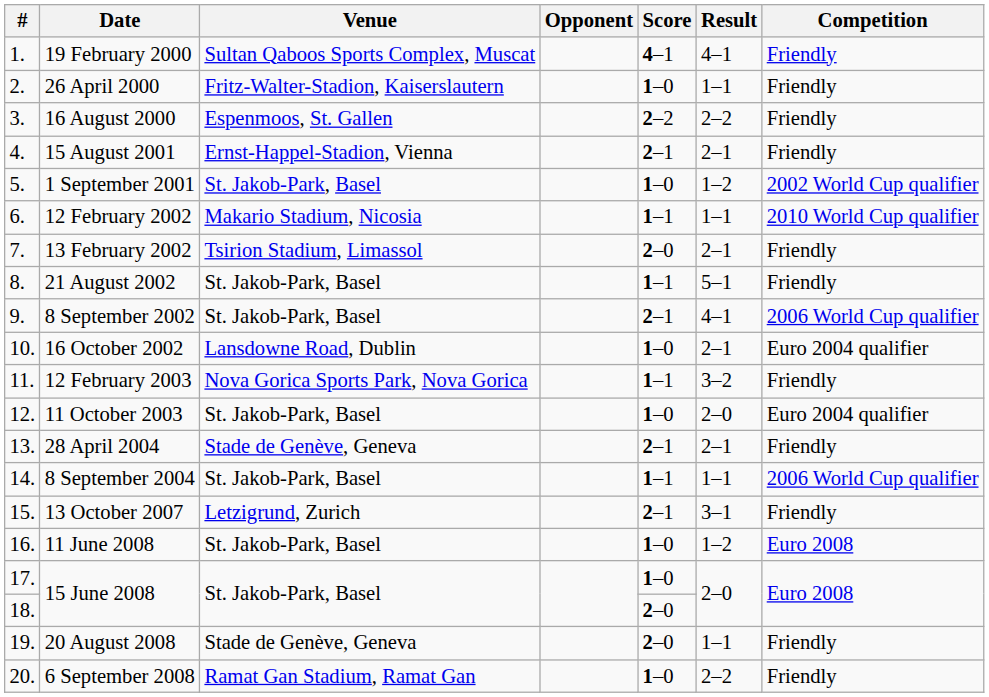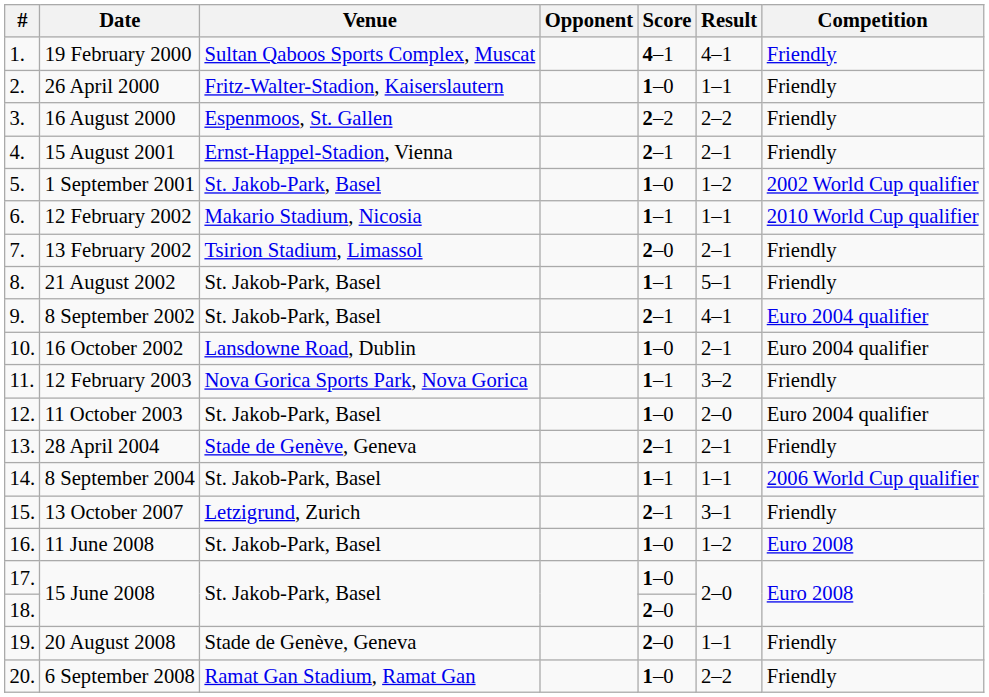(873, 315) 2006 World Cup qualifier -> (848, 315) Euro 2004 qualifier
